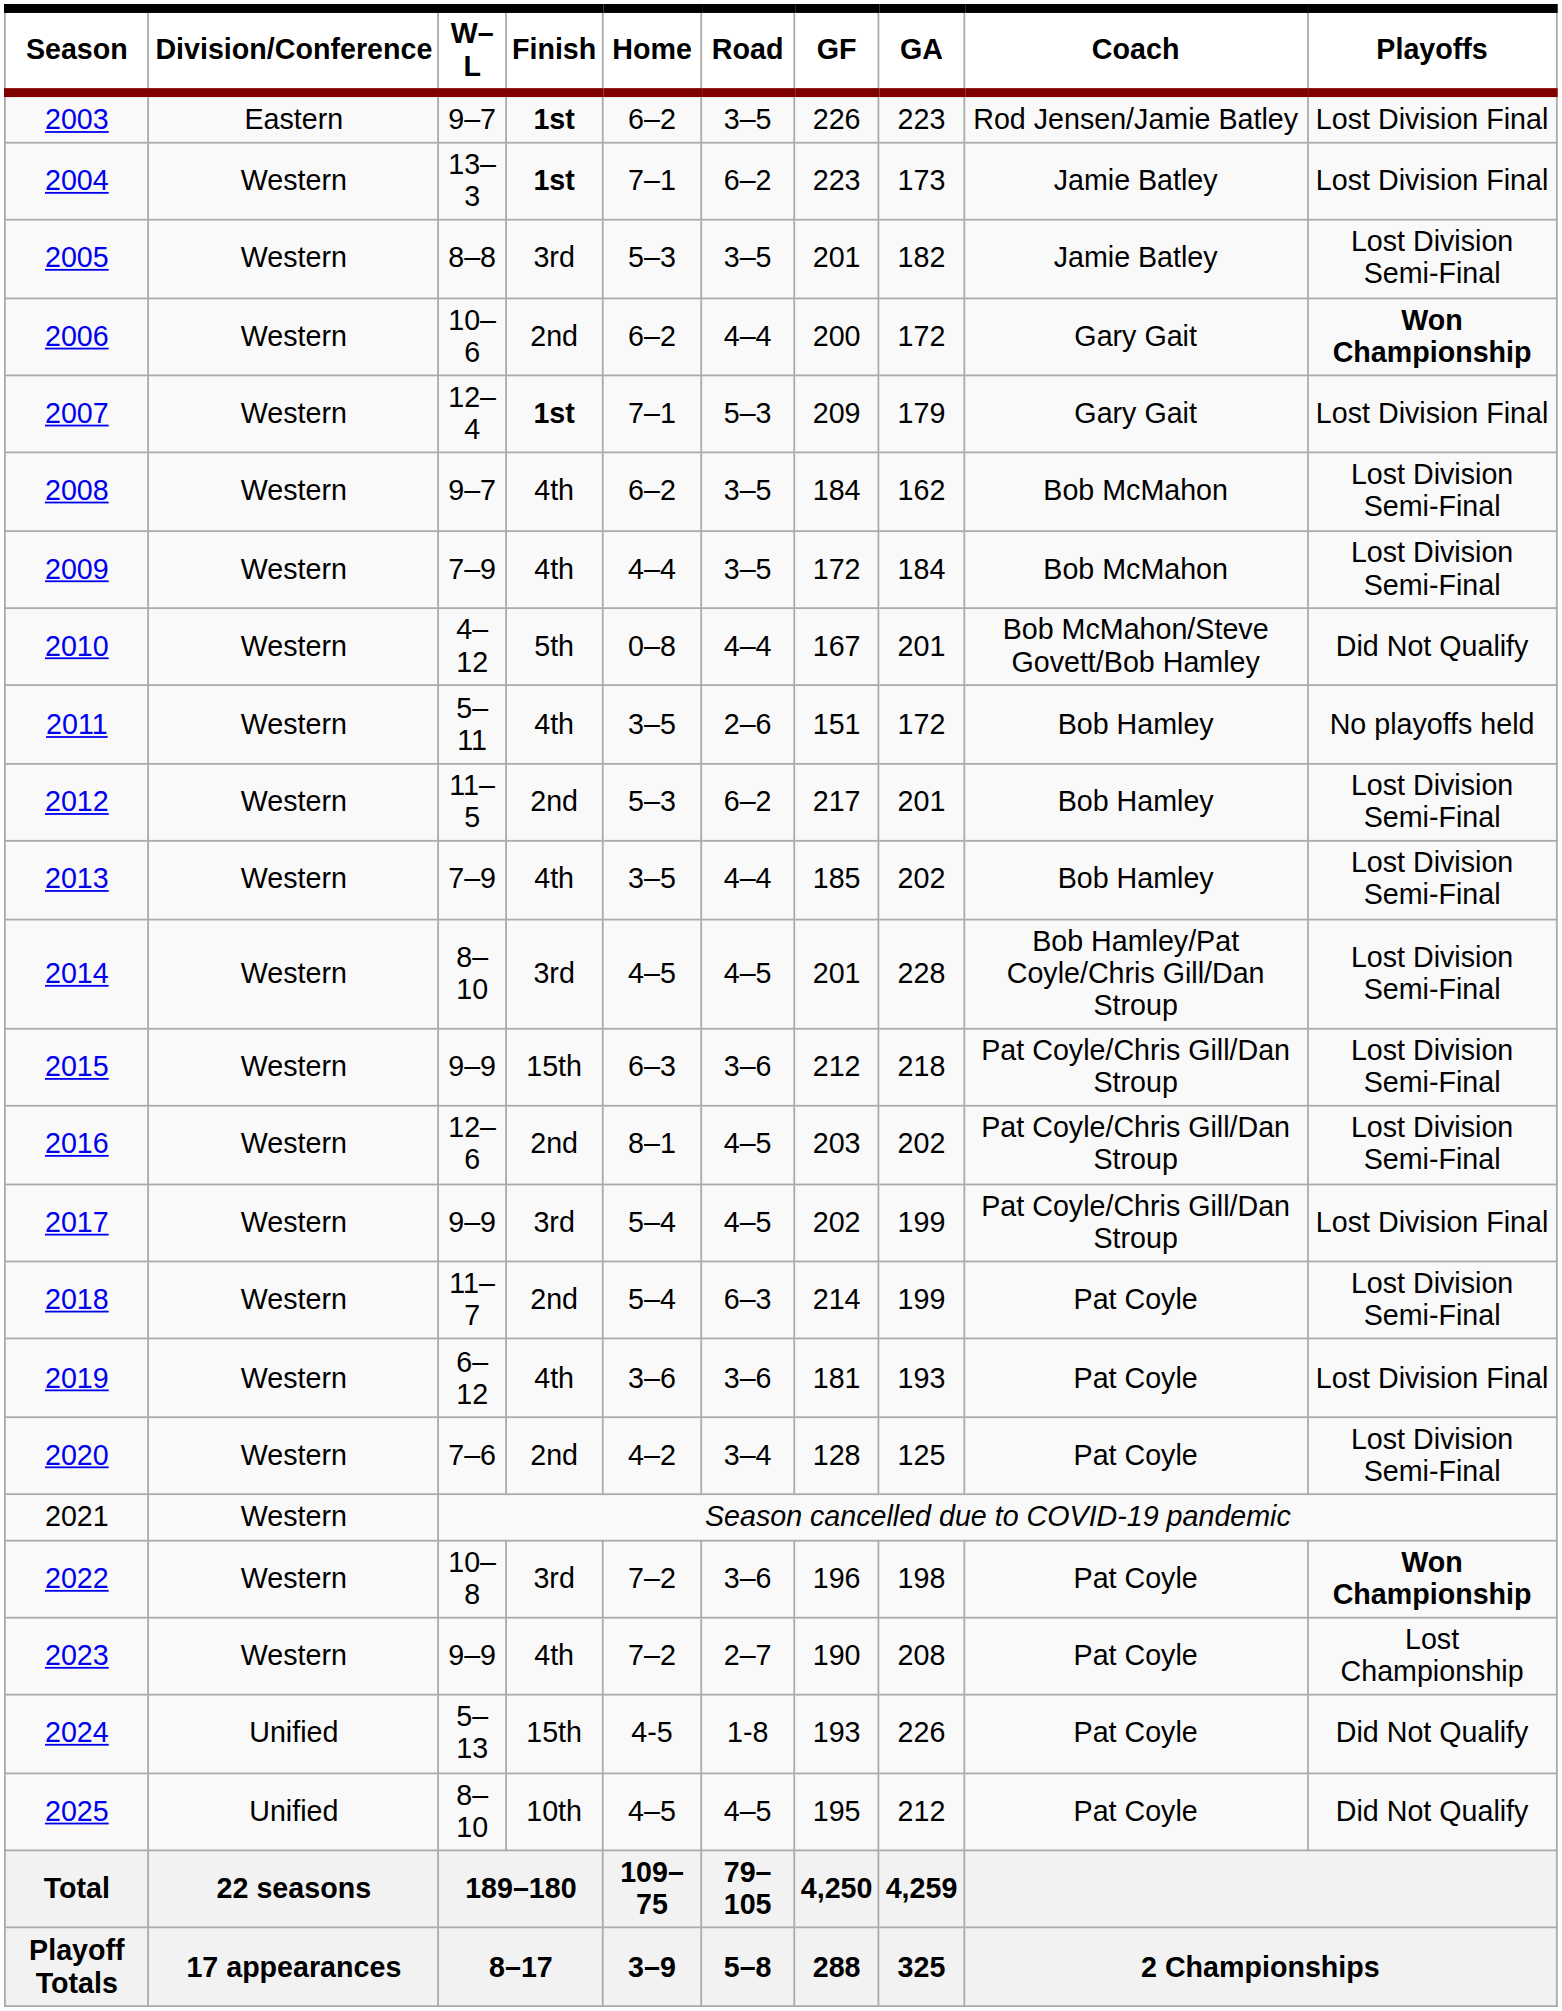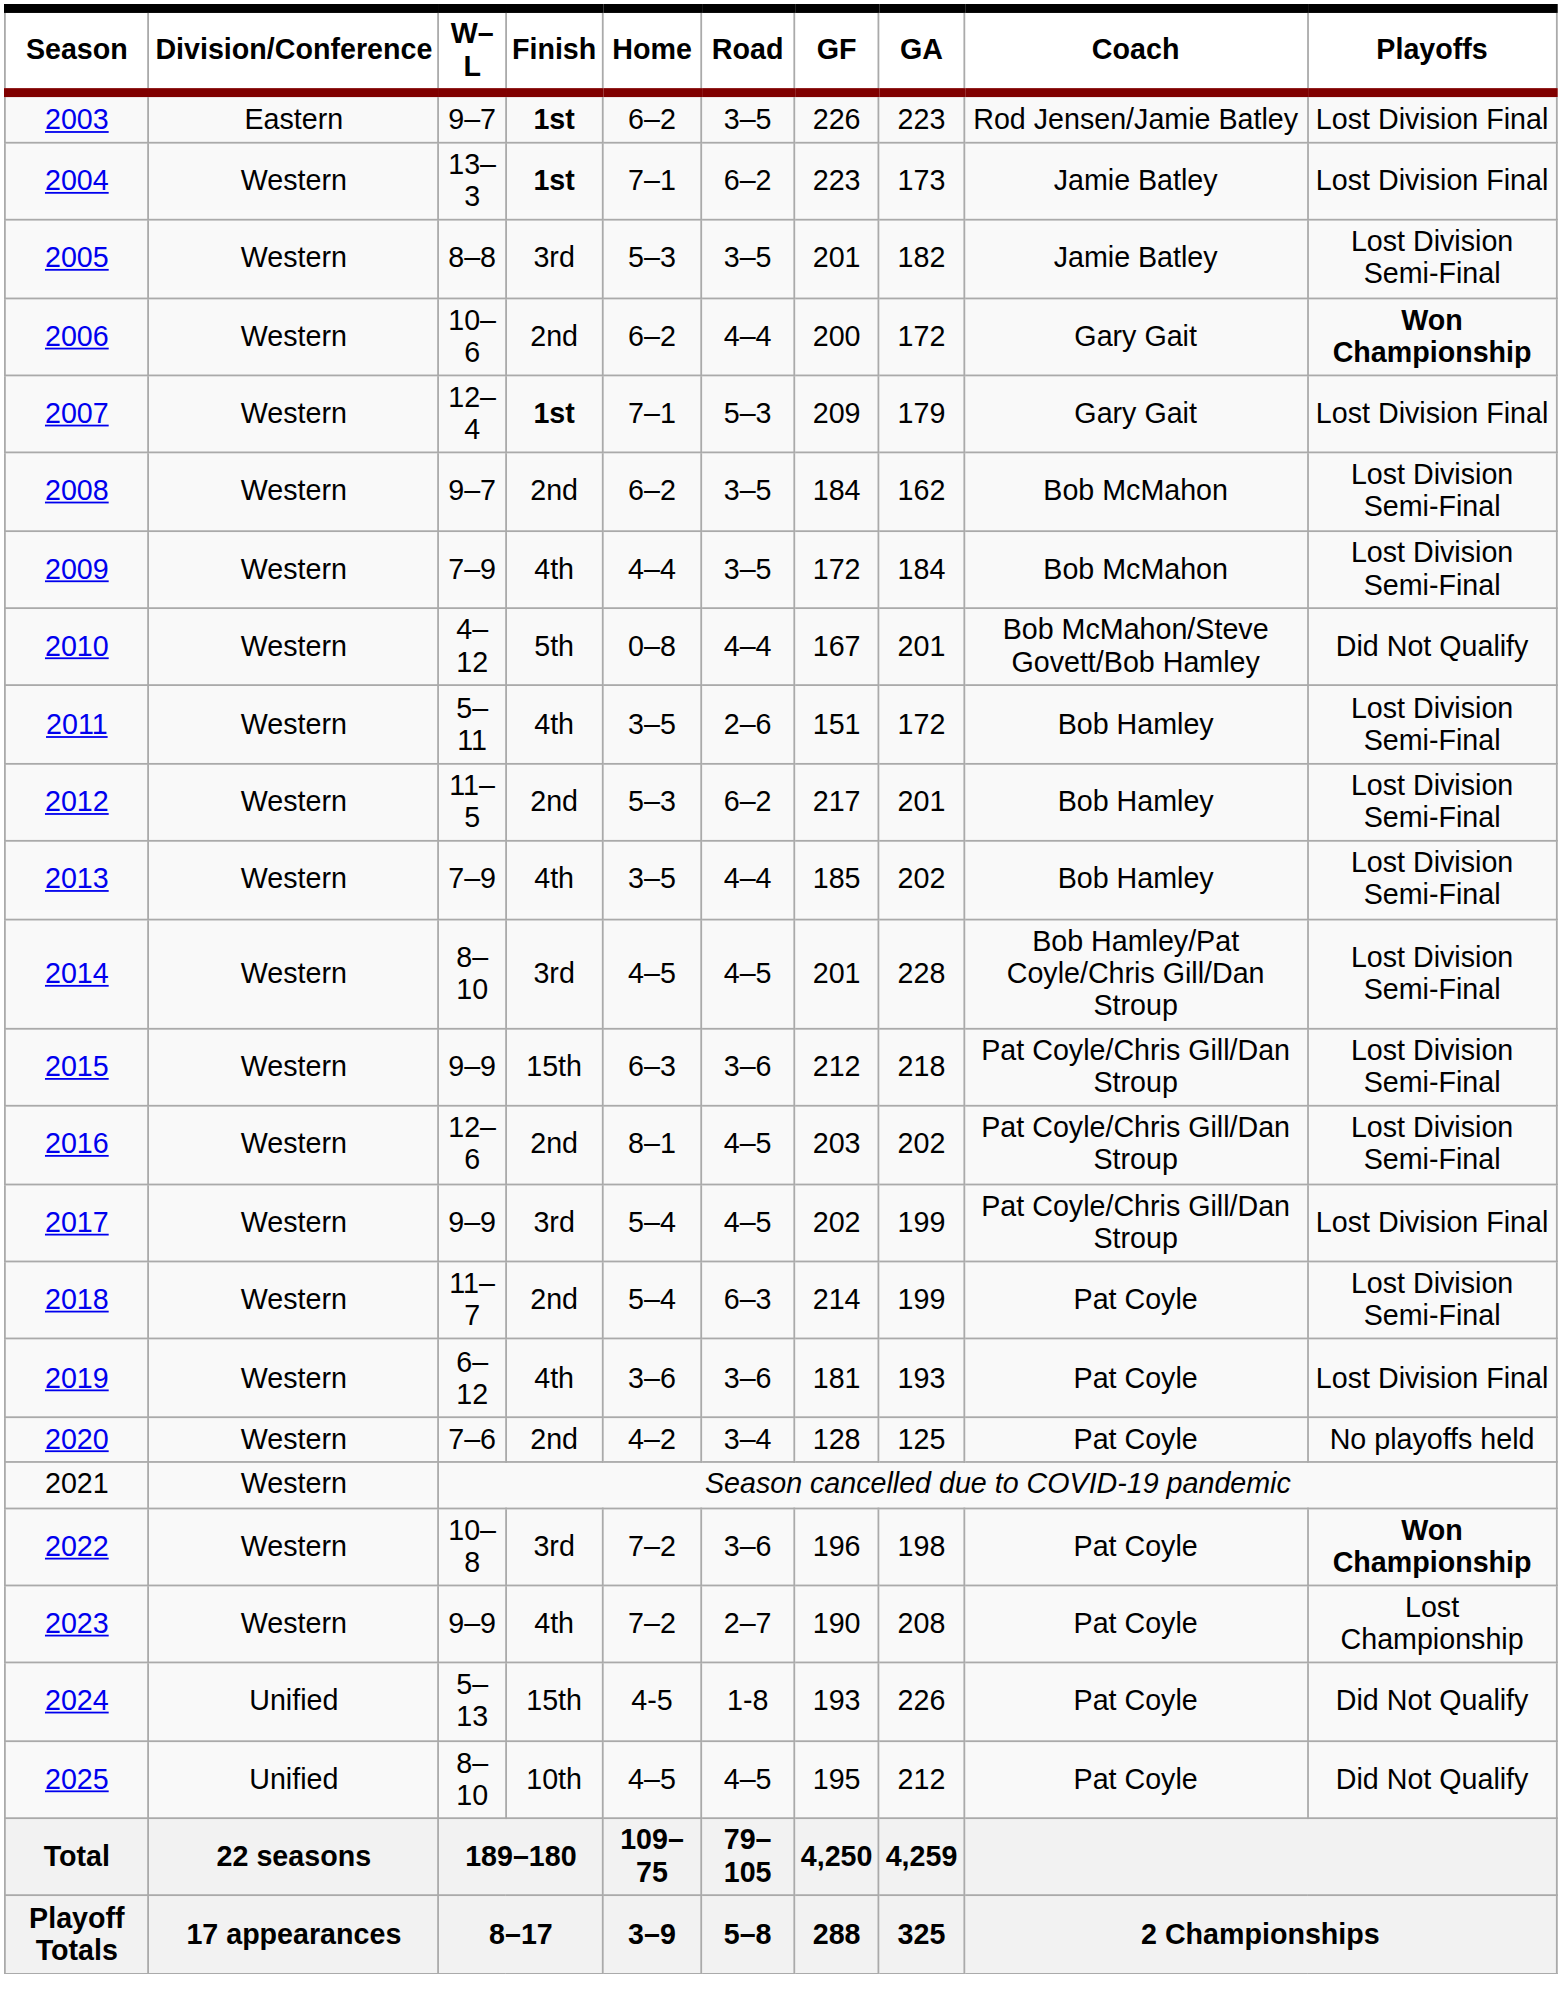(554, 491) 4th -> (554, 491) 2nd
(1432, 724) No playoffs held -> (1432, 724) Lost Division Semi-Final
(1432, 1455) Lost Division Semi-Final -> (1432, 1439) No playoffs held
